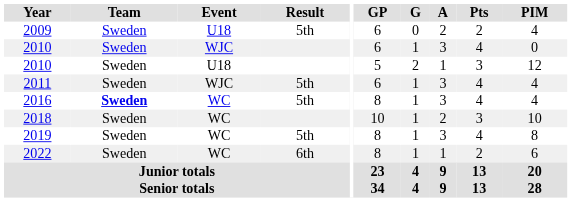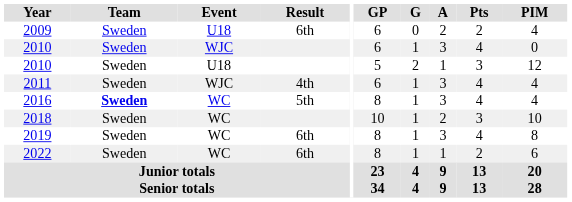(305, 30) 5th -> (305, 30) 6th
(305, 83) 5th -> (305, 83) 4th
(305, 136) 5th -> (305, 136) 6th
